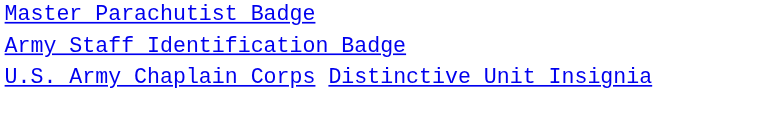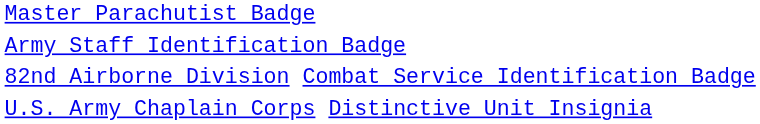+ row: (380, 78)
